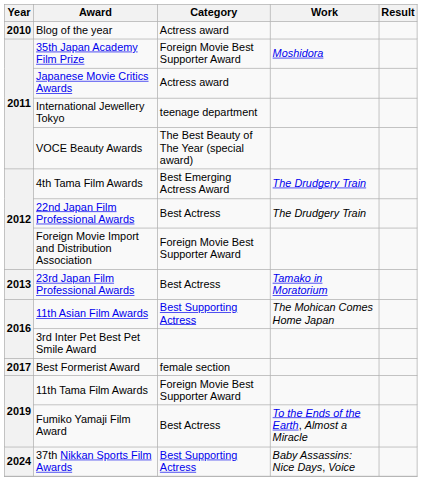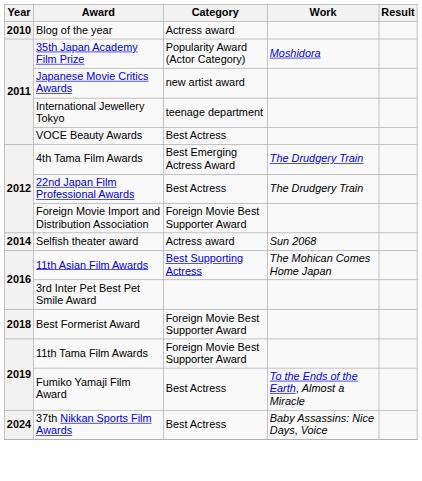(207, 53) Foreign Movie Best Supporter Award -> (206, 53) Popularity Award (Actor Category)
(194, 83) Actress award -> (205, 83) new artist award
(206, 148) The Best Beauty of The Year (special award) -> (196, 136) Best Actress
- row: (85, 284)
+ row: (87, 241)
(19, 367) 2017 -> (19, 324) 2018
(195, 367) female section -> (212, 324) Foreign Movie Best Supporter Award
(199, 461) Best Supporting Actress -> (196, 424) Best Actress
